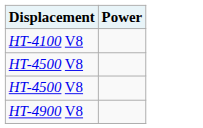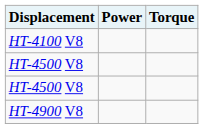+ column: (172, 17)
